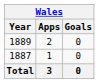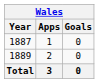rows swapped: (20, 56) <-> (20, 41)
